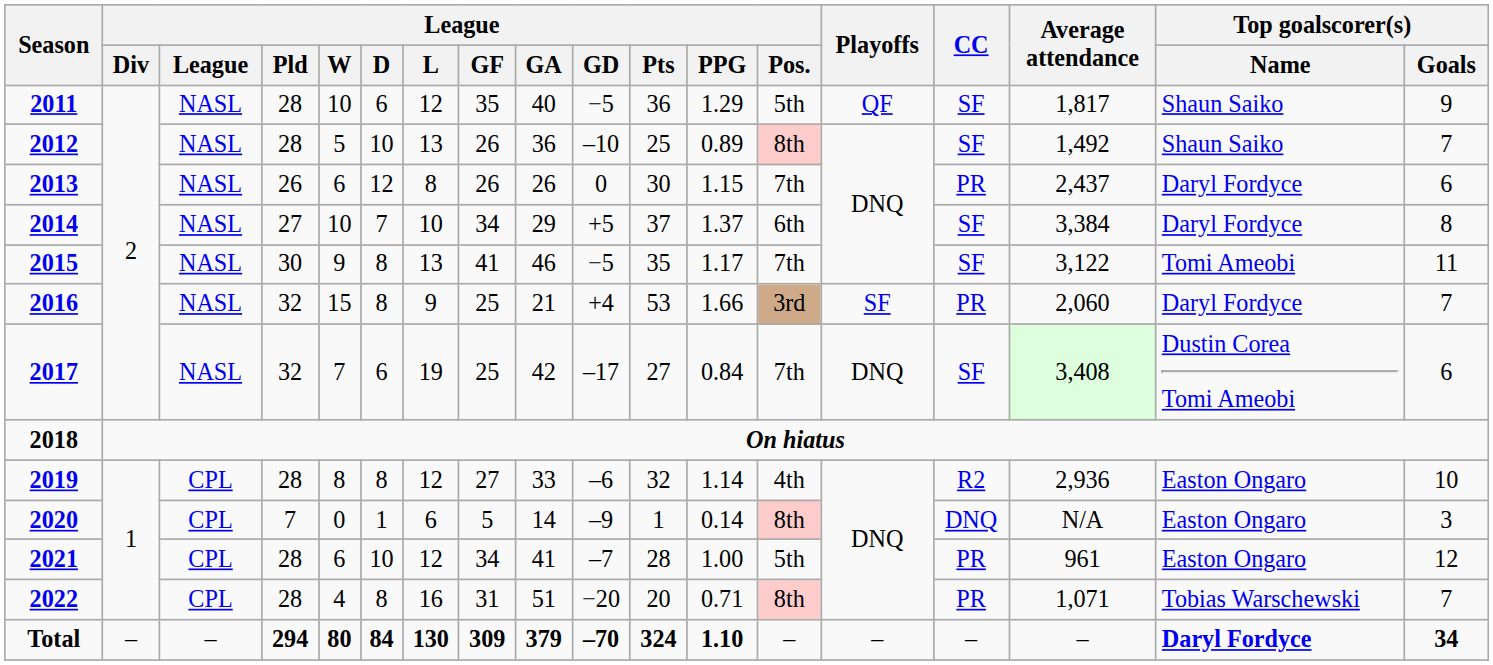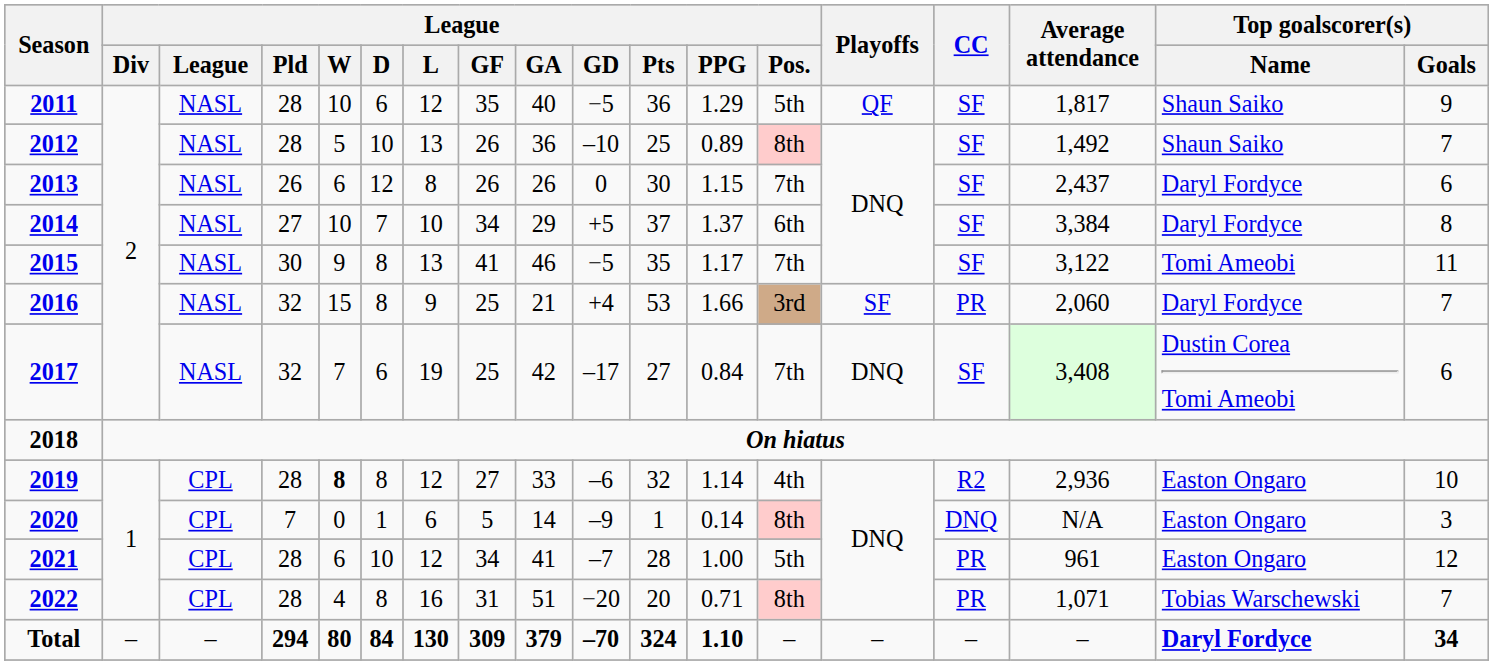(971, 184) PR -> (971, 184) SF
(339, 479) normal -> (339, 479) bold
